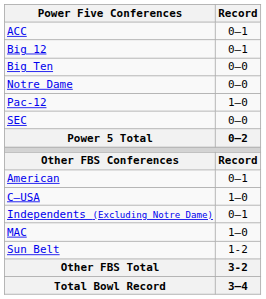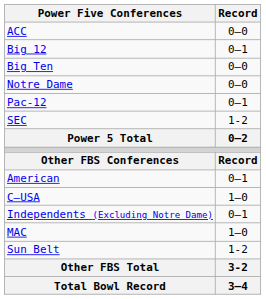(238, 31) 0–1 -> (238, 31) 0–0
(238, 102) 1–0 -> (238, 102) 0–1
(238, 120) 0–0 -> (238, 120) 1-2
